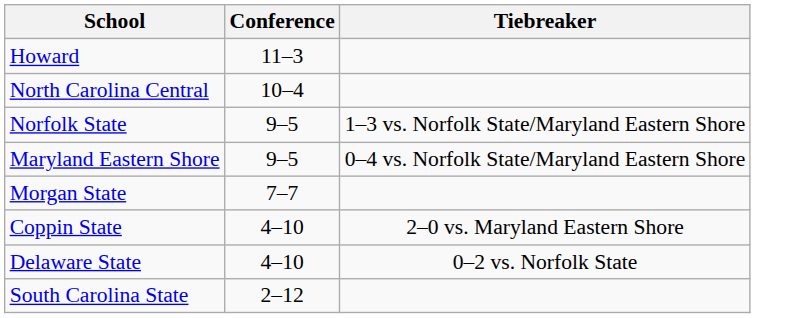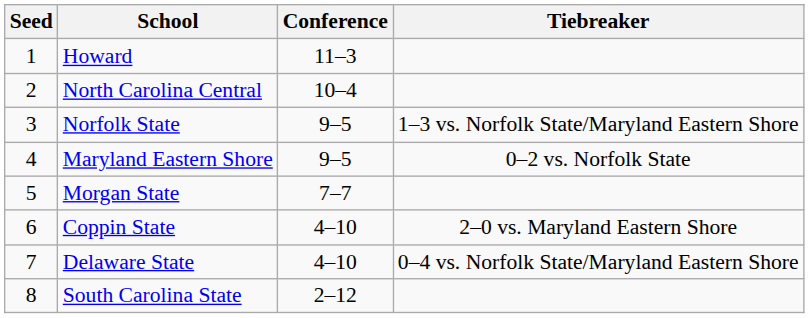+ column: (31, 21)
(545, 158) 0–4 vs. Norfolk State/Maryland Eastern Shore -> (598, 158) 0–2 vs. Norfolk State
(545, 261) 0–2 vs. Norfolk State -> (598, 261) 0–4 vs. Norfolk State/Maryland Eastern Shore
